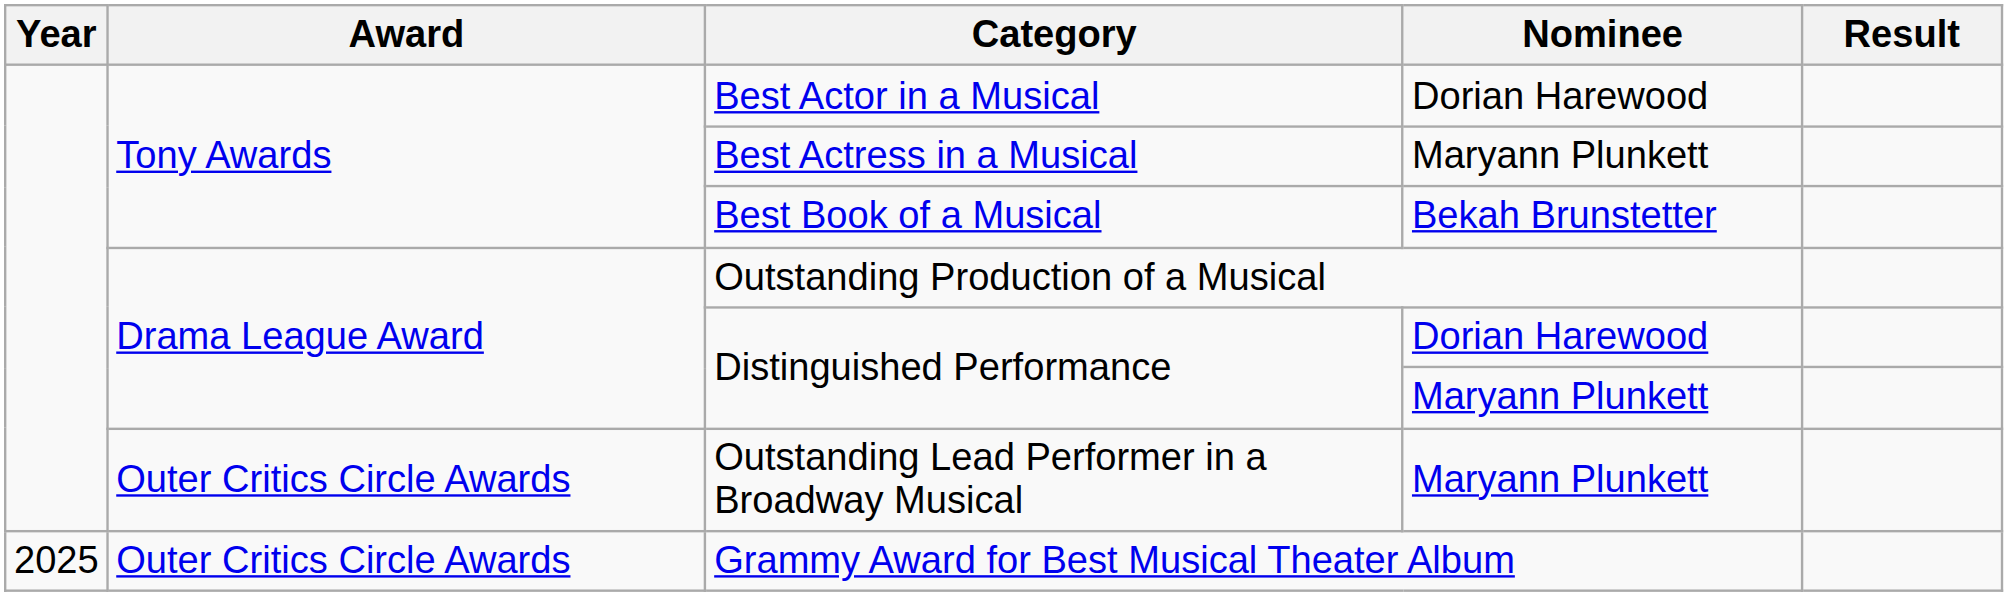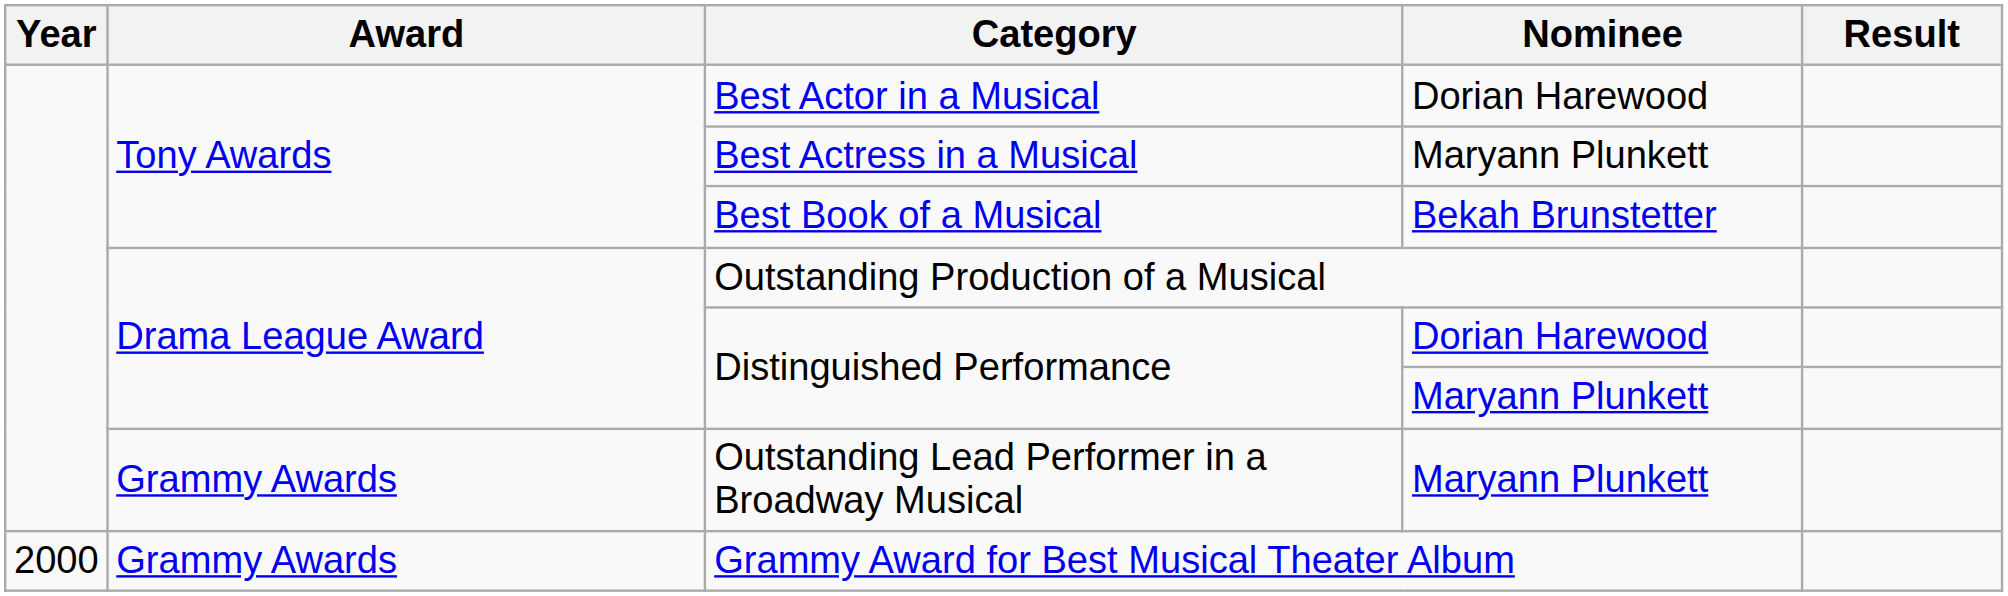(343, 478) Outer Critics Circle Awards -> (257, 478) Grammy Awards
(56, 560) 2025 -> (56, 560) 2000
(343, 560) Outer Critics Circle Awards -> (257, 560) Grammy Awards
